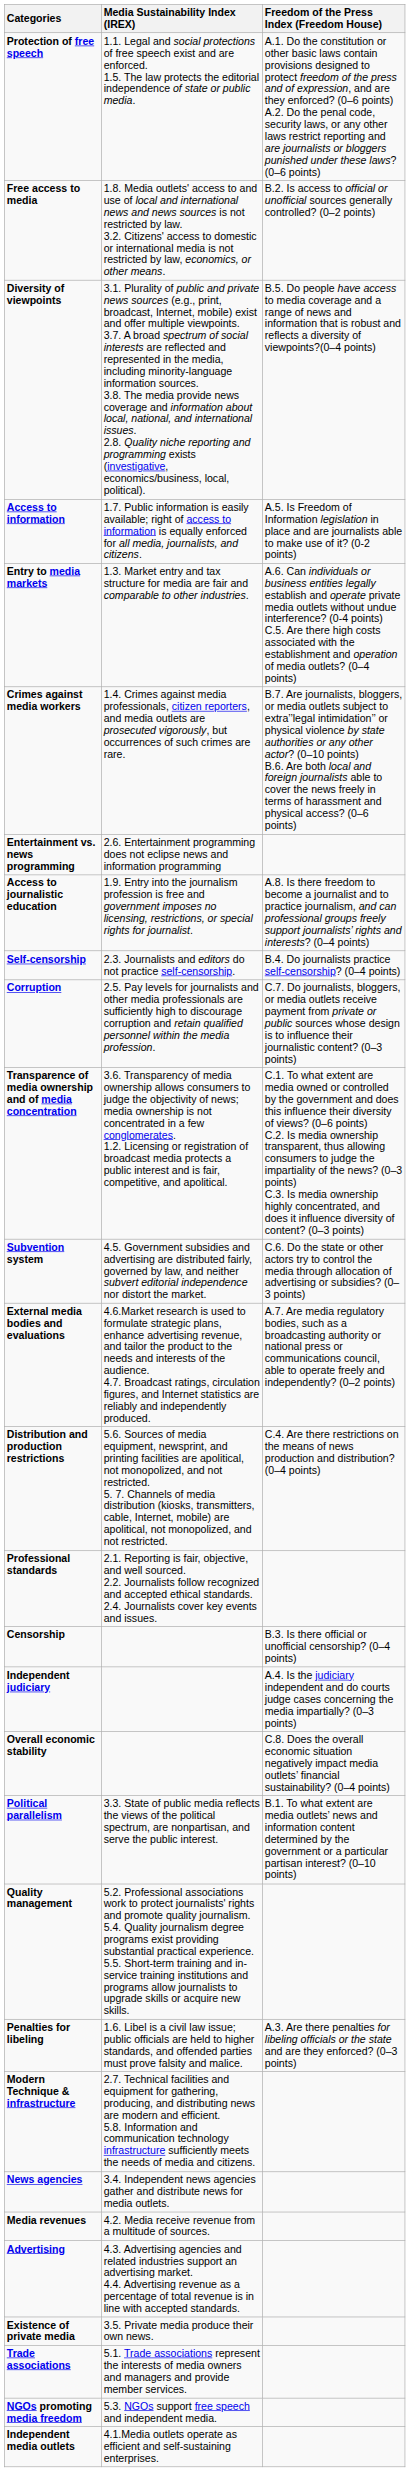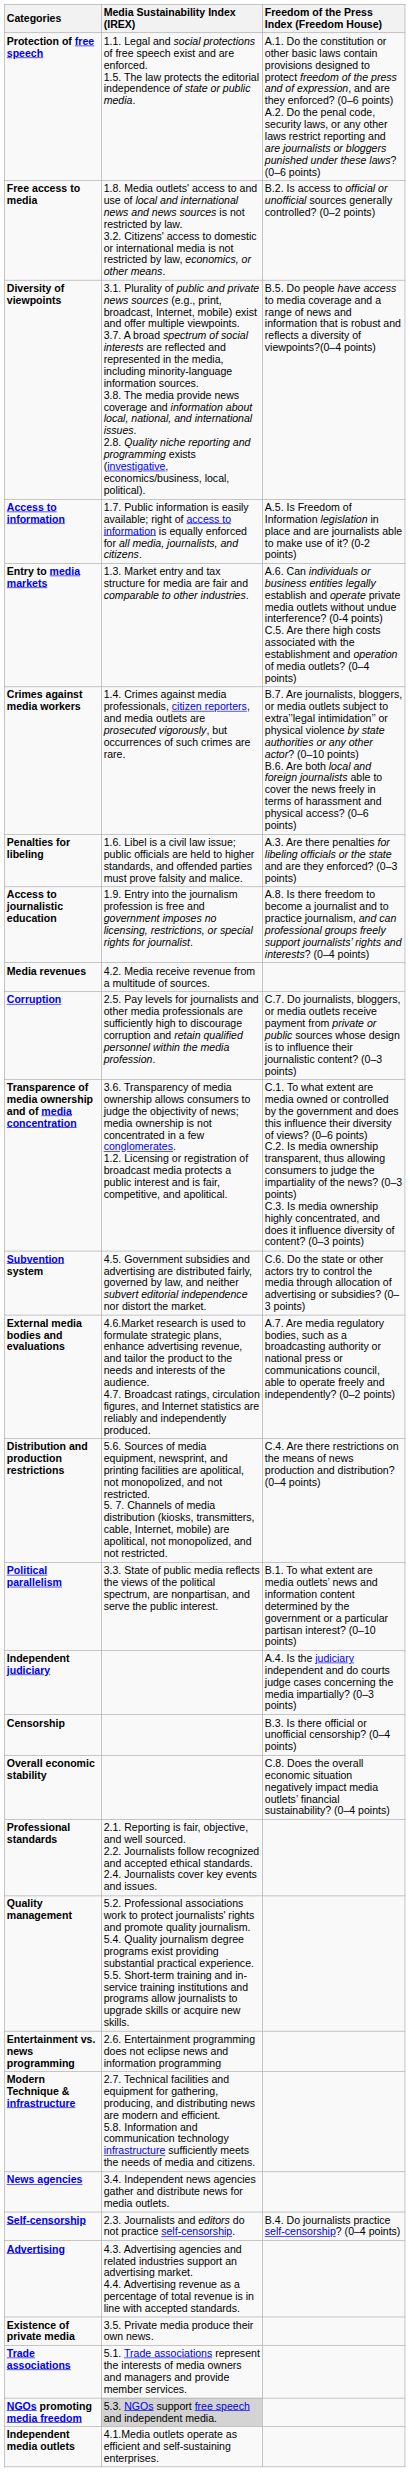rows swapped: (38, 2033) <-> (51, 854)
rows swapped: (46, 959) <-> (46, 2220)
rows swapped: (34, 1810) <-> (38, 1564)
rows swapped: (38, 1681) <-> (36, 1635)
(177, 2412) no background -> (177, 2412) lightgrey background
